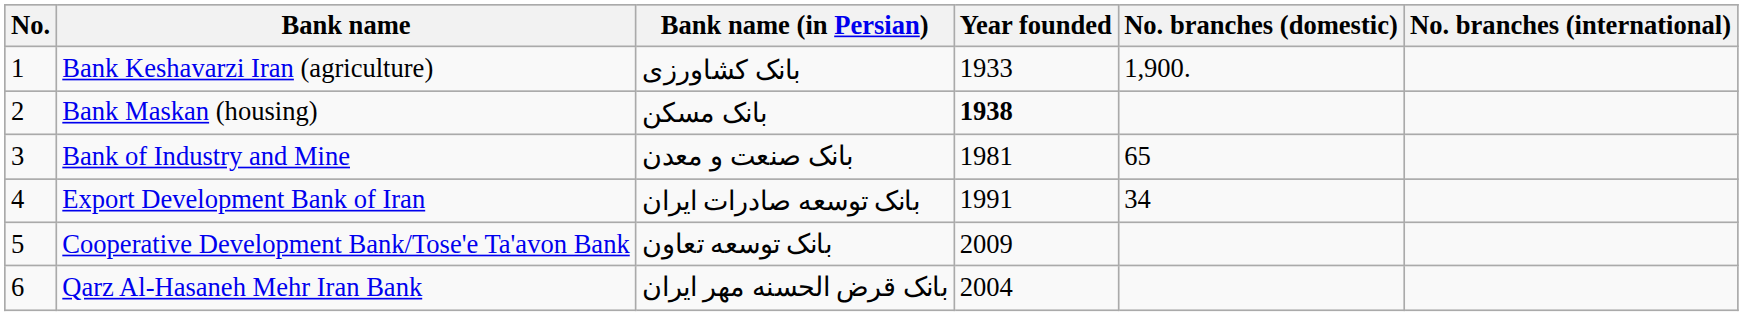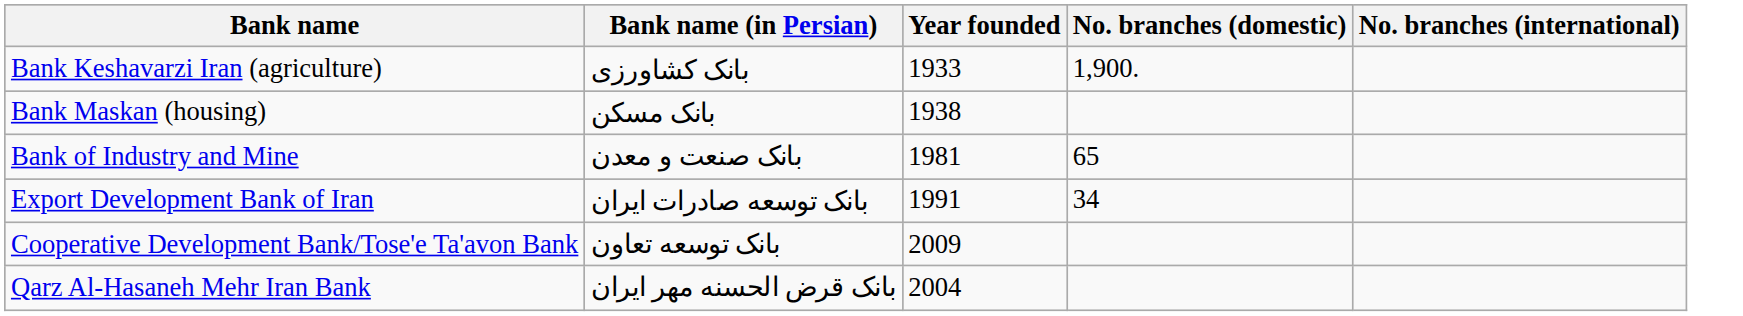- column: (31, 25)
(986, 112) bold -> (935, 112) normal
